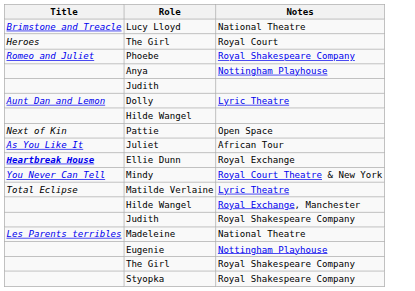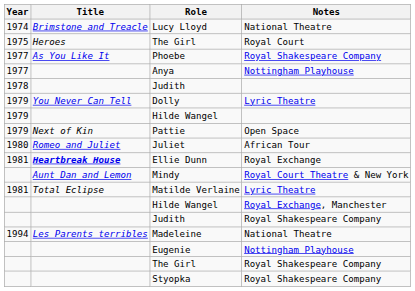+ column: (17, 12)
(50, 56) Romeo and Juliet -> (71, 56) As You Like It
(56, 101) Aunt Dan and Lemon -> (82, 101) You Never Can Tell
(45, 145) As You Like It -> (77, 145) Romeo and Juliet
(56, 175) You Never Can Tell -> (82, 175) Aunt Dan and Lemon
